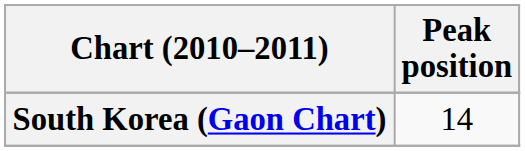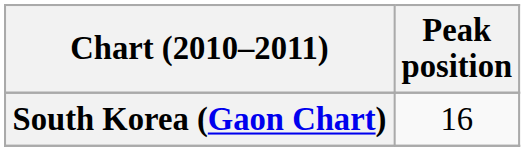(457, 118) 14 -> (457, 118) 16
